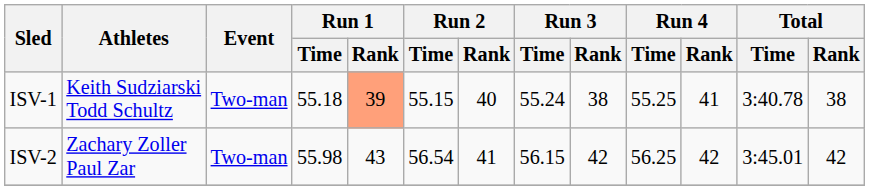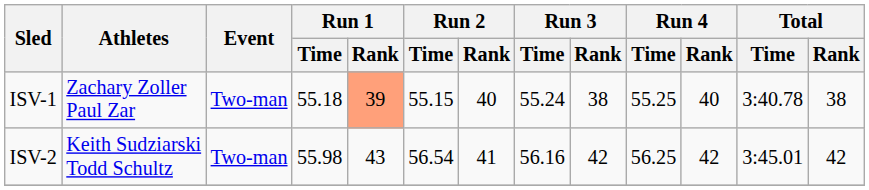(134, 99) Keith Sudziarski Todd Schultz -> (126, 99) Zachary Zoller Paul Zar
(709, 99) 41 -> (709, 99) 40
(126, 156) Zachary Zoller Paul Zar -> (134, 156) Keith Sudziarski Todd Schultz
(542, 156) 56.15 -> (542, 156) 56.16
